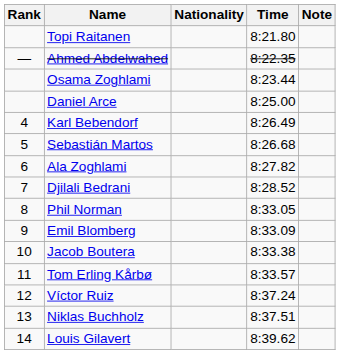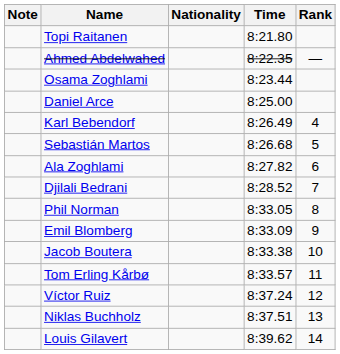columns swapped: (24, 15) <-> (317, 15)
